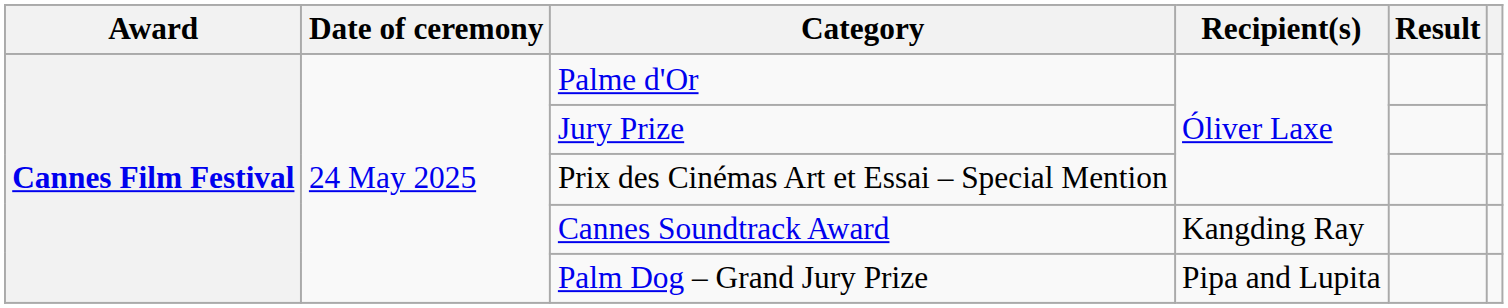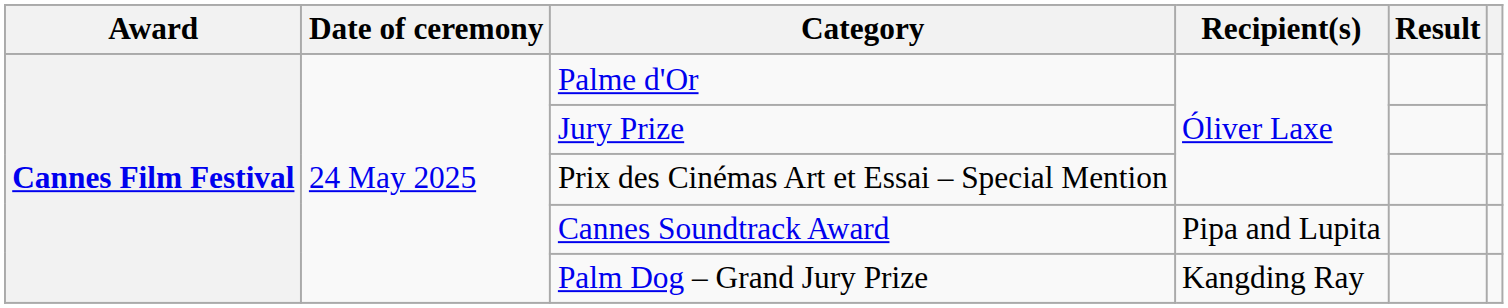(1273, 228) Kangding Ray -> (1281, 228) Pipa and Lupita
(1281, 278) Pipa and Lupita -> (1273, 278) Kangding Ray
